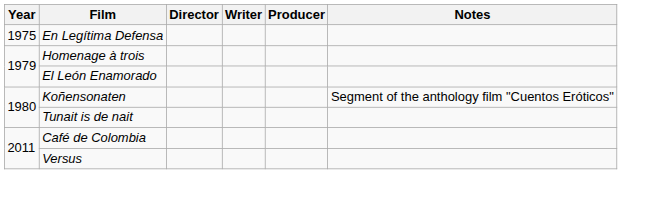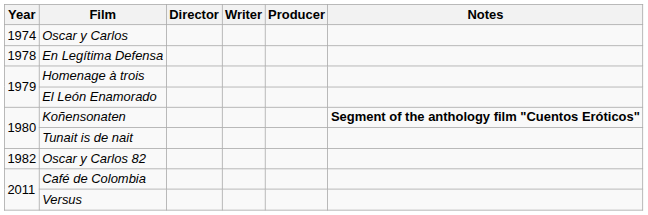+ row: (85, 35)
(22, 35) 1975 -> (22, 55) 1978
(472, 96) normal -> (485, 117) bold
+ row: (94, 158)
